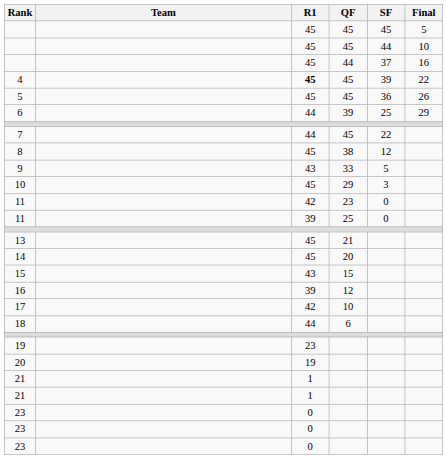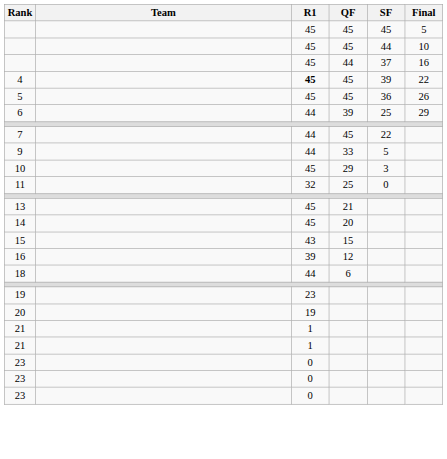- row: (20, 151)
(310, 168) 43 -> (310, 151) 44
- row: (20, 201)
(310, 218) 39 -> (310, 185) 32
- row: (20, 307)
